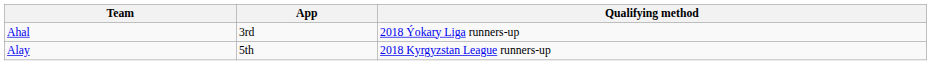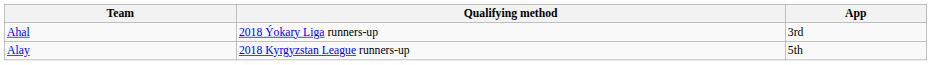columns swapped: (652, 13) <-> (307, 13)
